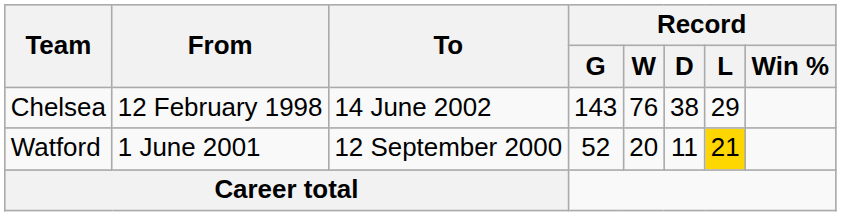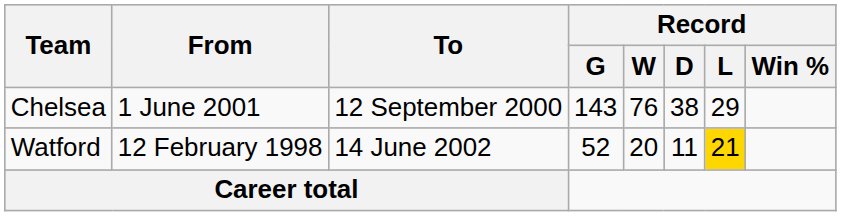(220, 107) 12 February 1998 -> (189, 107) 1 June 2001
(413, 107) 14 June 2002 -> (448, 107) 12 September 2000
(189, 148) 1 June 2001 -> (220, 148) 12 February 1998
(448, 148) 12 September 2000 -> (413, 148) 14 June 2002
